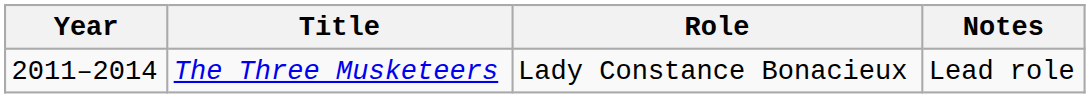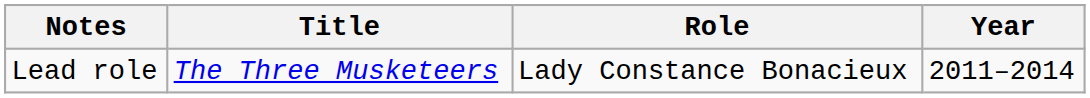columns swapped: (86, 27) <-> (1003, 27)
